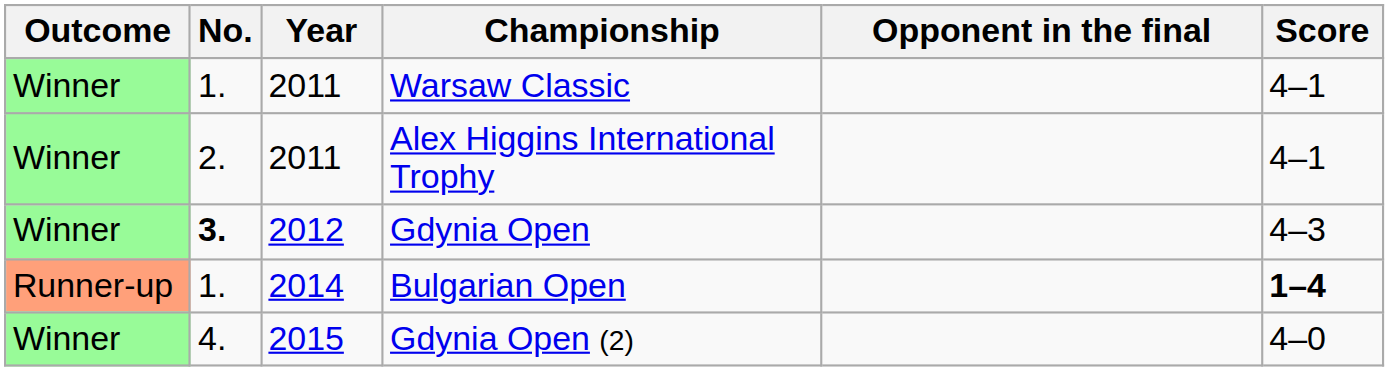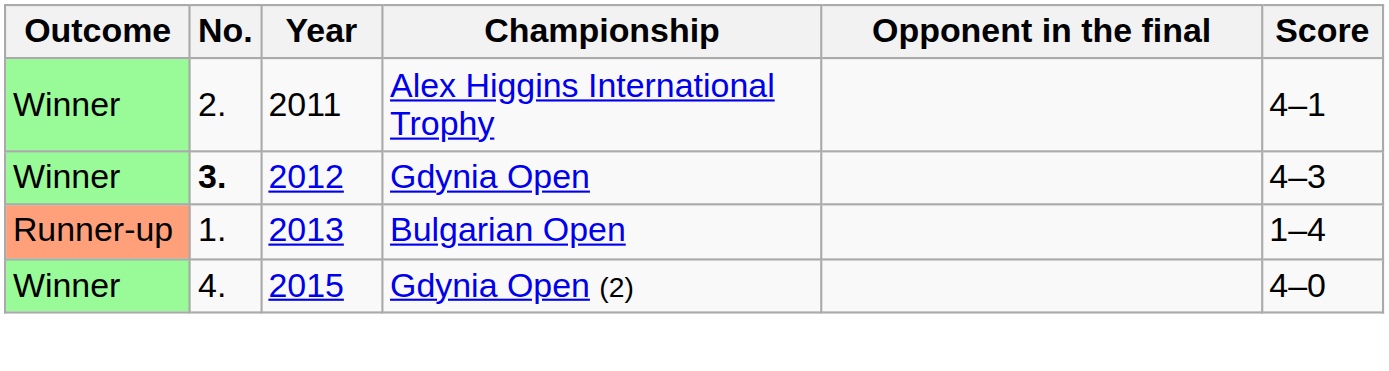- row: (510, 85)
(306, 284) 2014 -> (306, 230) 2013
(1298, 284) bold -> (1298, 230) normal
